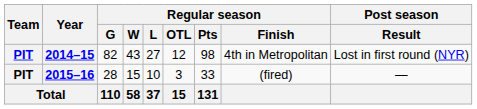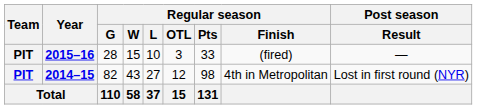rows swapped: (70, 55) <-> (70, 75)
